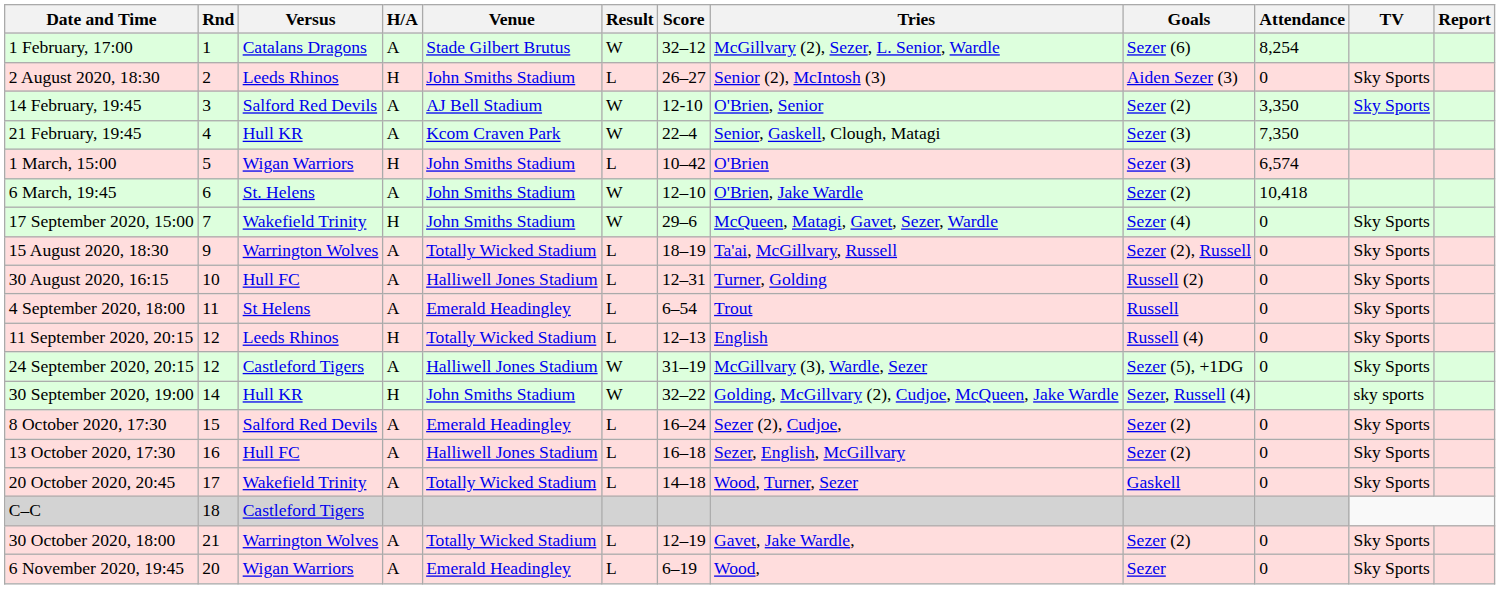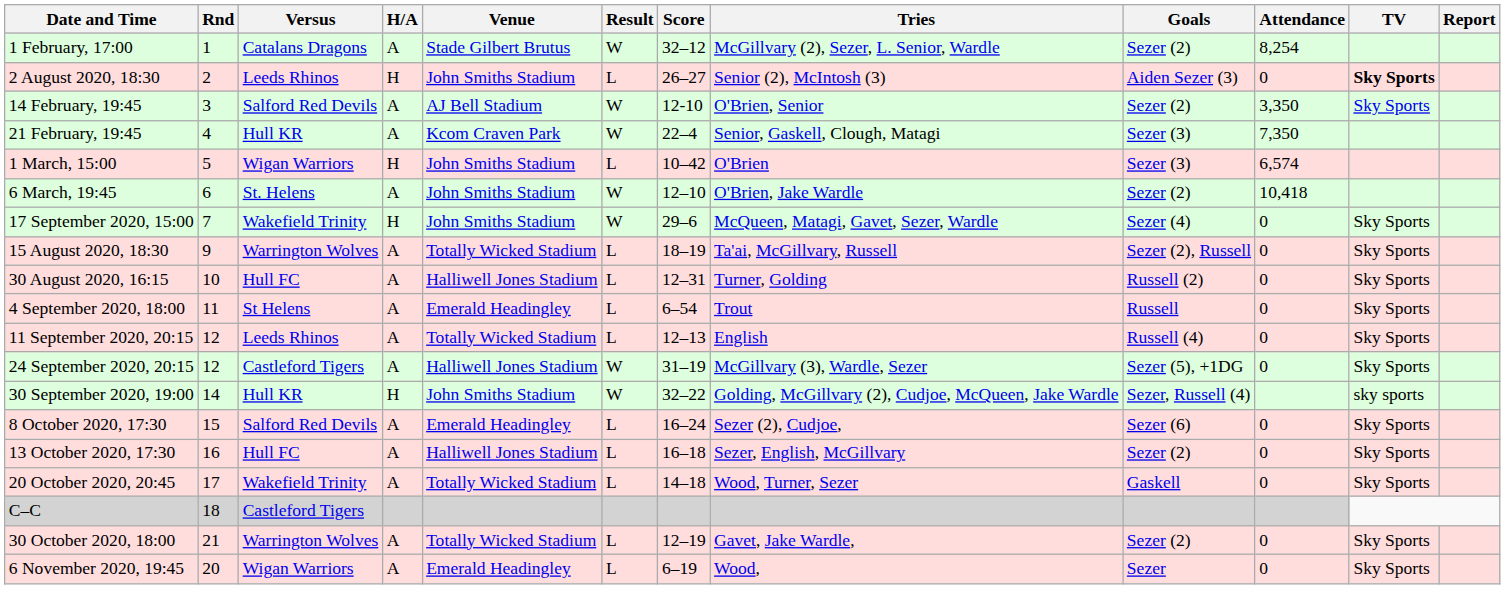(1159, 47) Sezer (6) -> (1159, 47) Sezer (2)
(1392, 76) normal -> (1394, 76) bold
(393, 336) H -> (393, 336) A
(1159, 423) Sezer (2) -> (1159, 423) Sezer (6)
